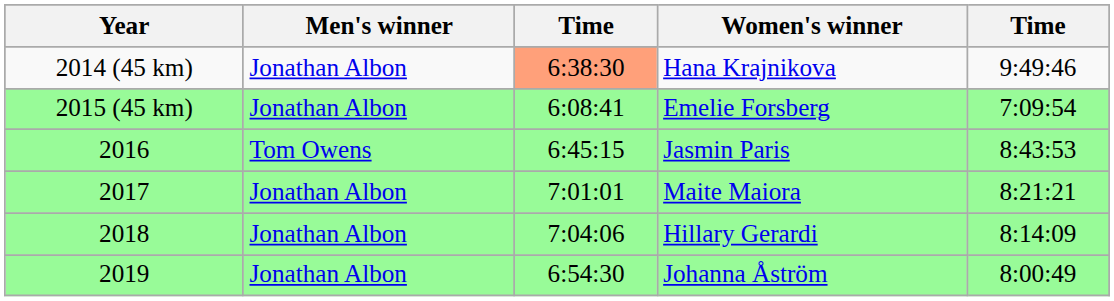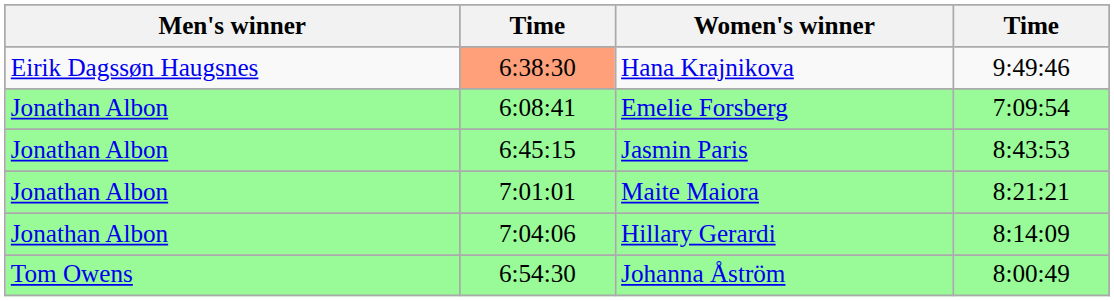- column: (124, 25)
(328, 67) Jonathan Albon -> (135, 67) Eirik Dagssøn Haugsnes
(311, 150) Tom Owens -> (89, 150) Jonathan Albon
(328, 275) Jonathan Albon -> (72, 275) Tom Owens
